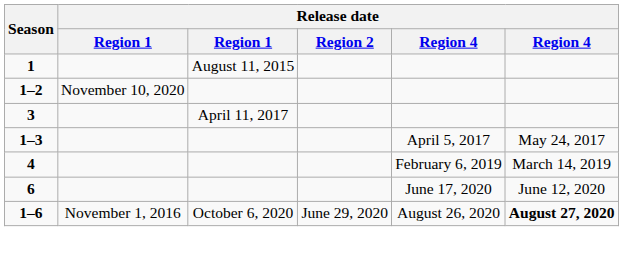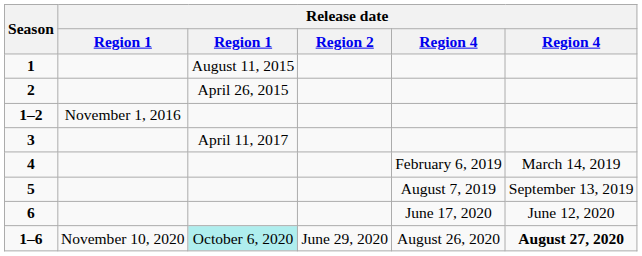+ row: (31, 90)
(123, 90) November 10, 2020 -> (123, 115) November 1, 2016
- row: (31, 139)
+ row: (31, 189)
(123, 213) November 1, 2016 -> (123, 238) November 10, 2020
(243, 213) no background -> (243, 238) paleturquoise background
